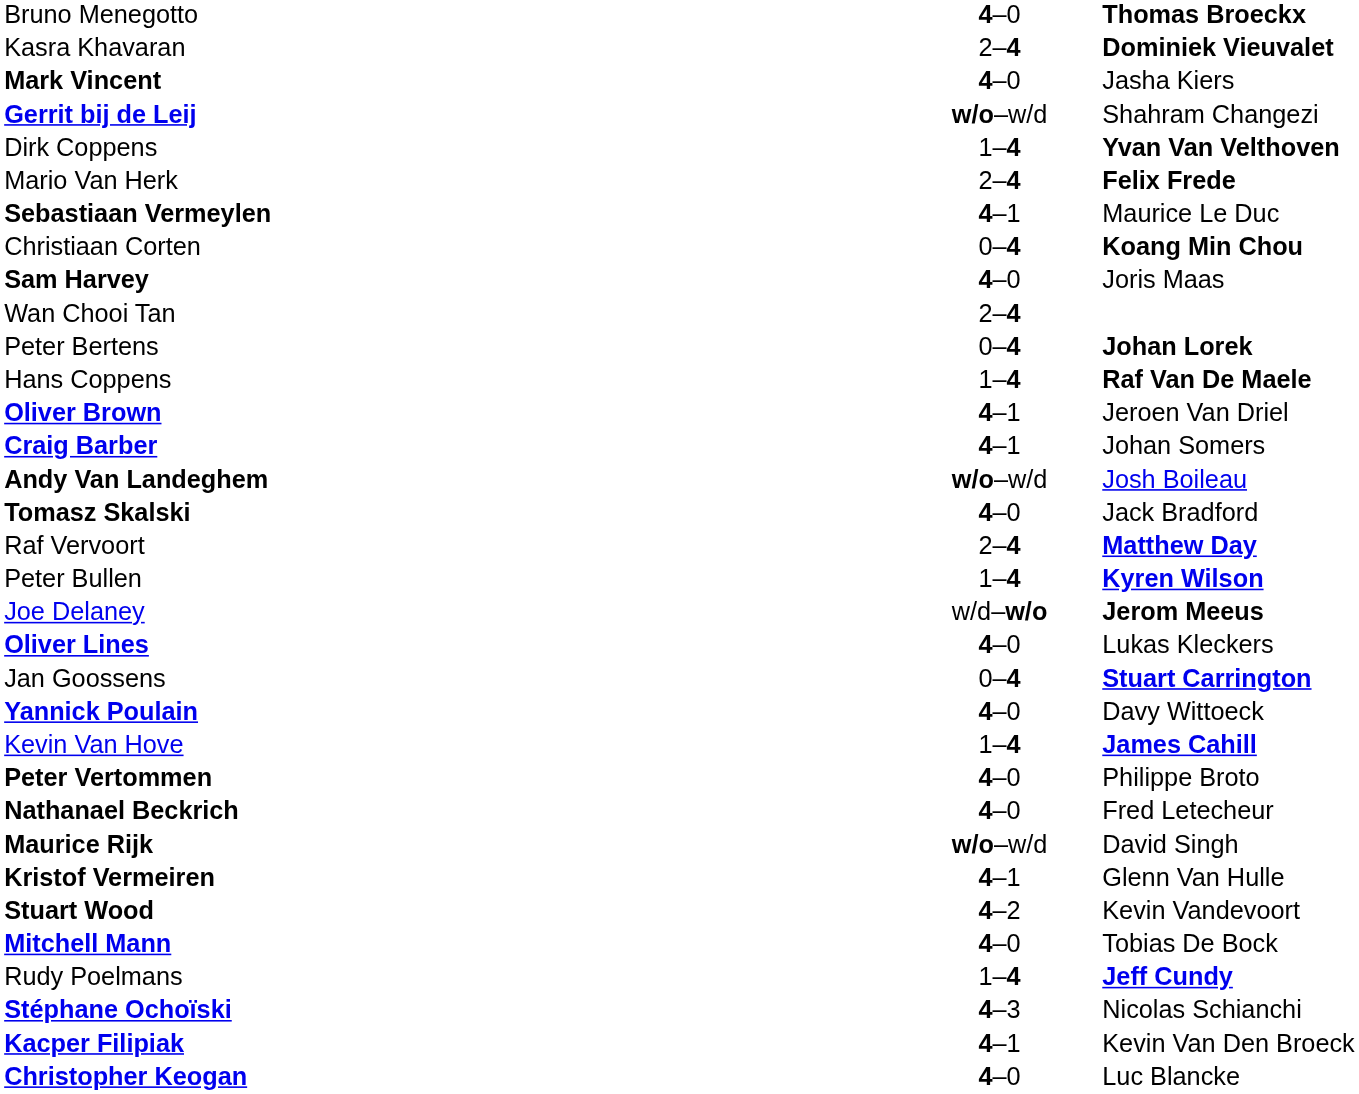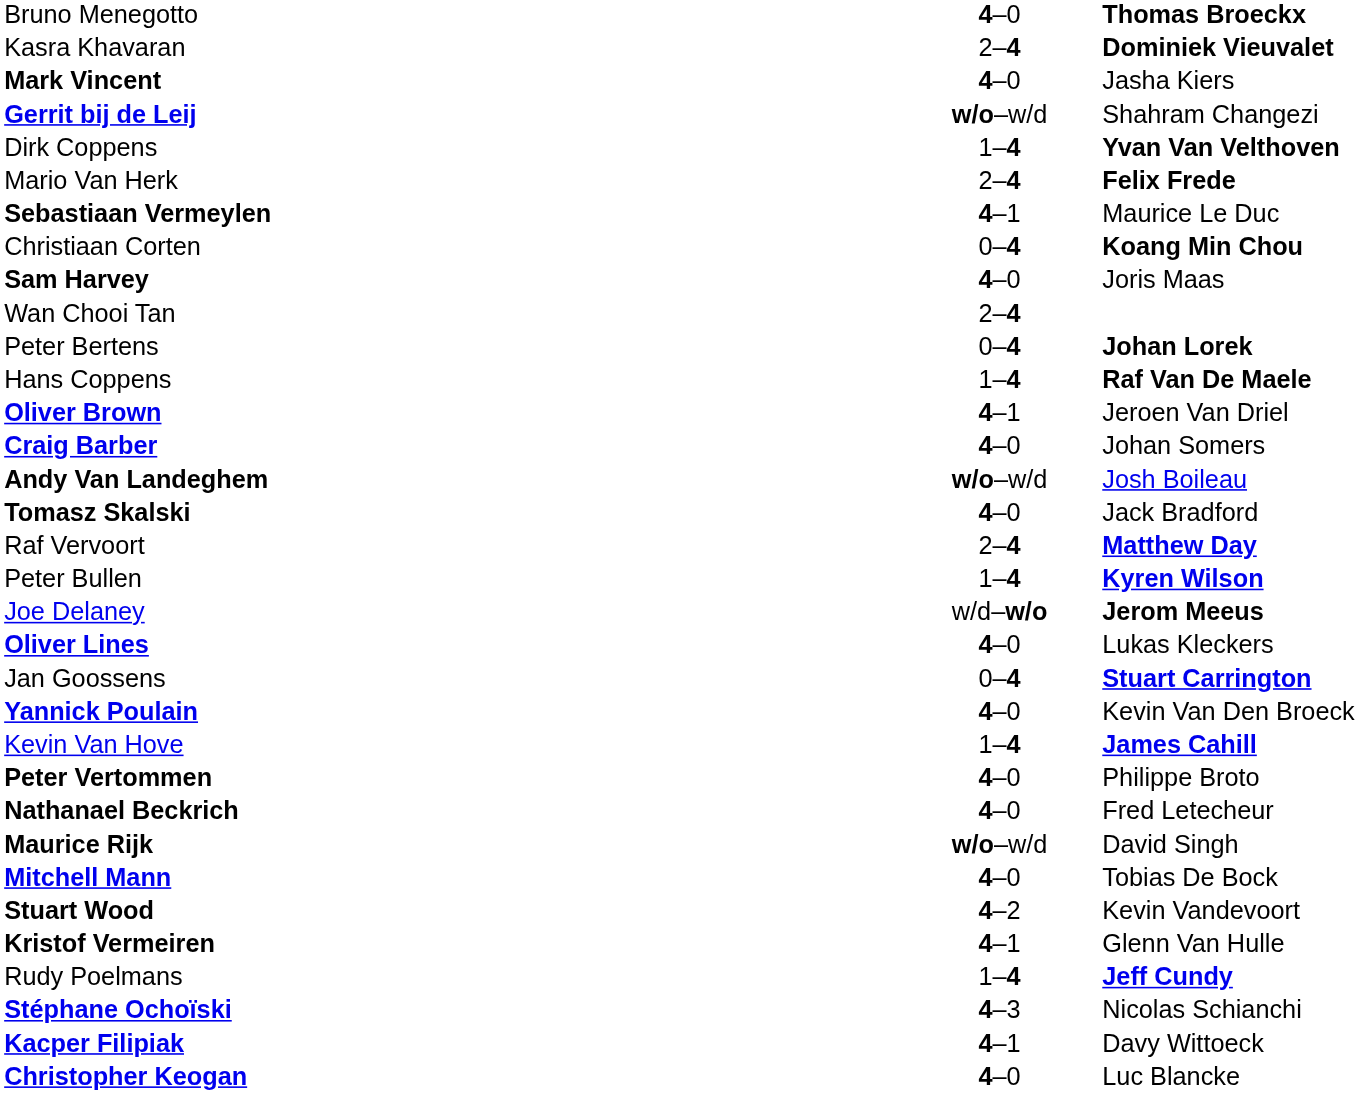(1000, 446) 4–1 -> (1000, 446) 4–0
(1183, 711) Davy Wittoeck -> (1228, 711) Kevin Van Den Broeck
rows swapped: (88, 943) <-> (110, 877)
(1228, 1043) Kevin Van Den Broeck -> (1183, 1043) Davy Wittoeck
